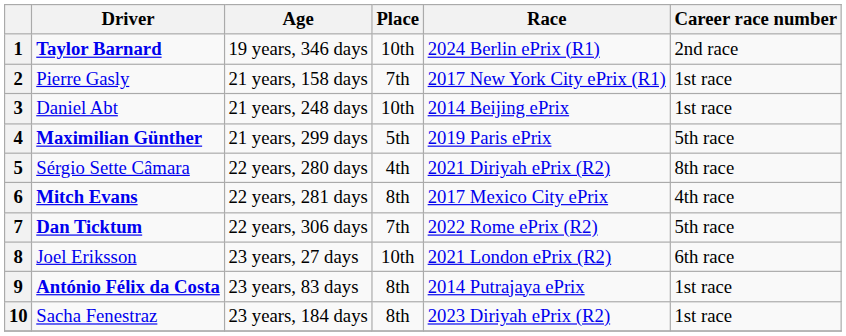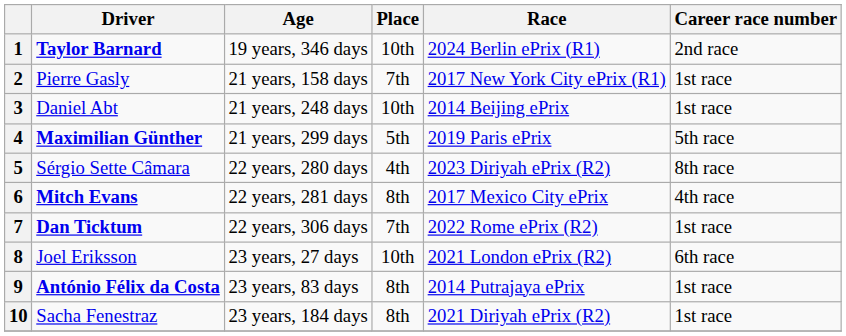(519, 167) 2021 Diriyah ePrix (R2) -> (519, 167) 2023 Diriyah ePrix (R2)
(704, 227) 5th race -> (703, 227) 1st race
(519, 316) 2023 Diriyah ePrix (R2) -> (519, 316) 2021 Diriyah ePrix (R2)
